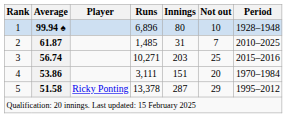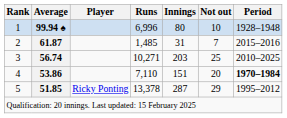(146, 27) 6,896 -> (146, 27) 6,996
(258, 43) 2010–2025 -> (258, 43) 2015–2016
(258, 58) 2015–2016 -> (258, 58) 2010–2025
(146, 74) 3,111 -> (146, 74) 7,110
(258, 74) normal -> (258, 74) bold
(51, 89) 51.58 -> (51, 89) 51.85
